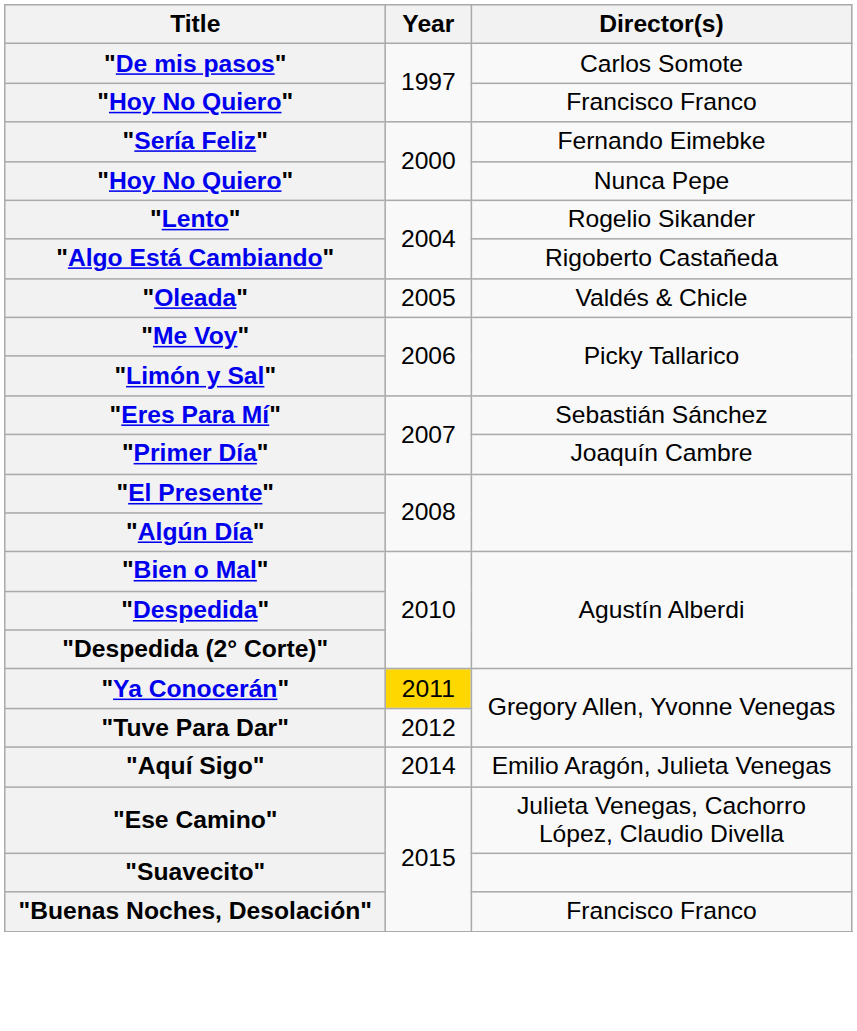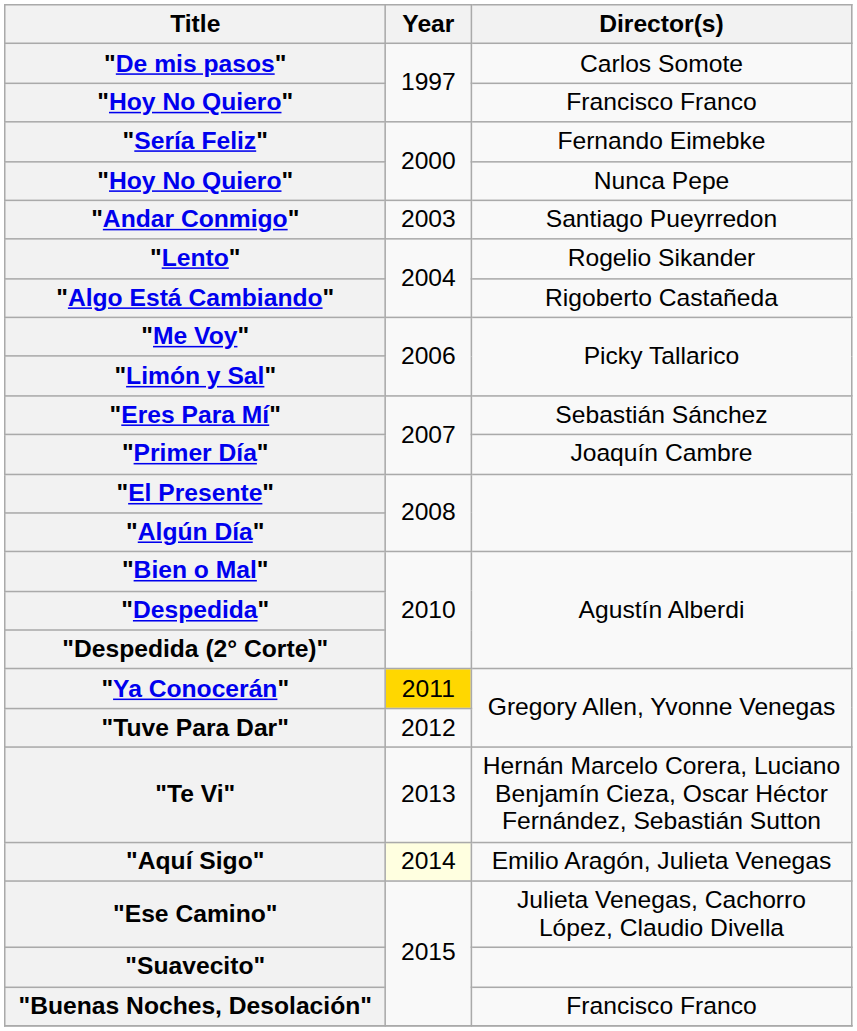+ row: (195, 219)
- row: (195, 297)
+ row: (195, 794)
(428, 766) no background -> (428, 861) lightyellow background
